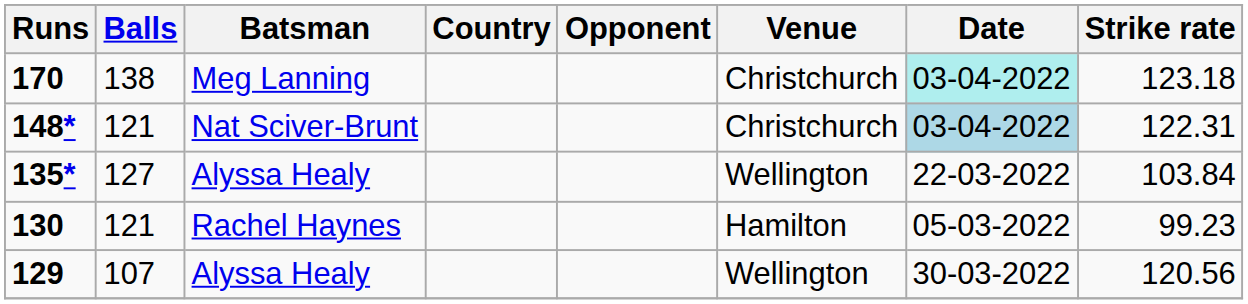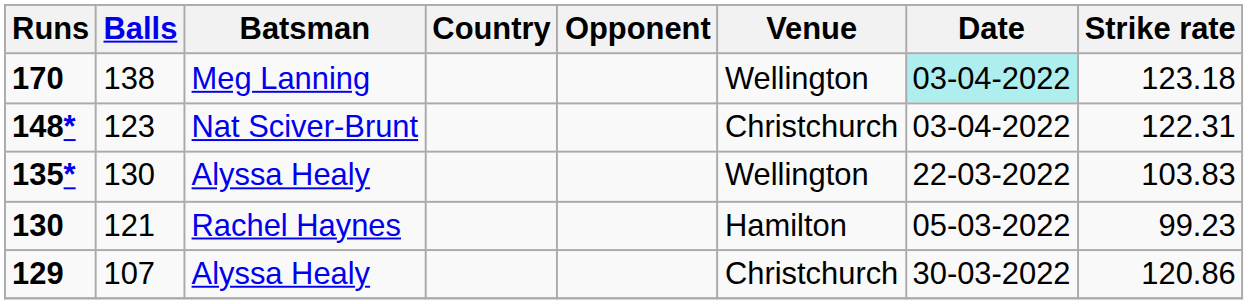(812, 77) Christchurch -> (797, 77) Wellington
(129, 126) 121 -> (129, 126) 123
(992, 126) lightblue background -> (992, 126) no background
(129, 175) 127 -> (129, 175) 130
(1189, 175) 103.84 -> (1189, 175) 103.83
(797, 273) Wellington -> (812, 273) Christchurch
(1189, 273) 120.56 -> (1189, 273) 120.86
